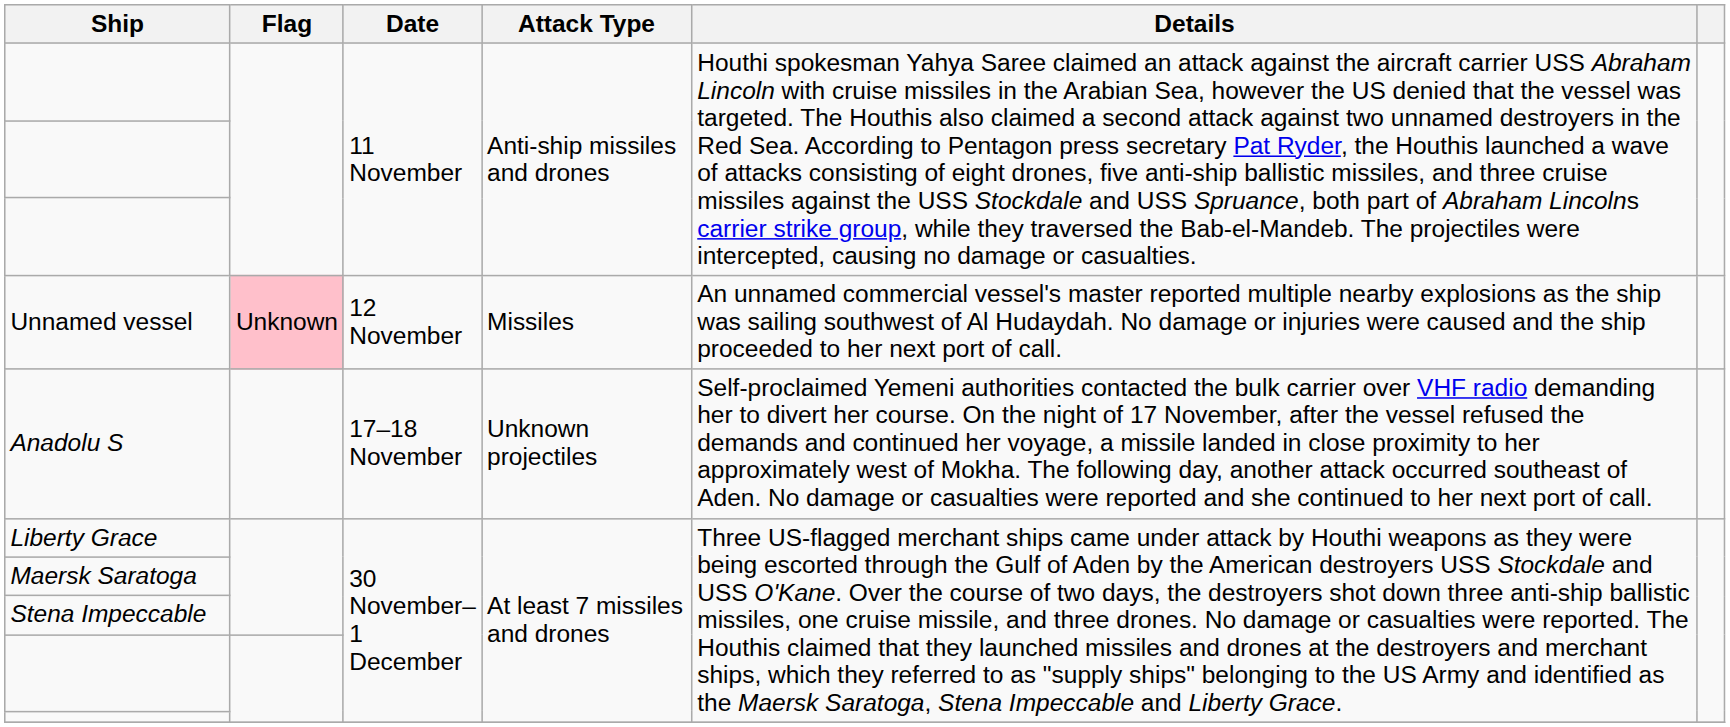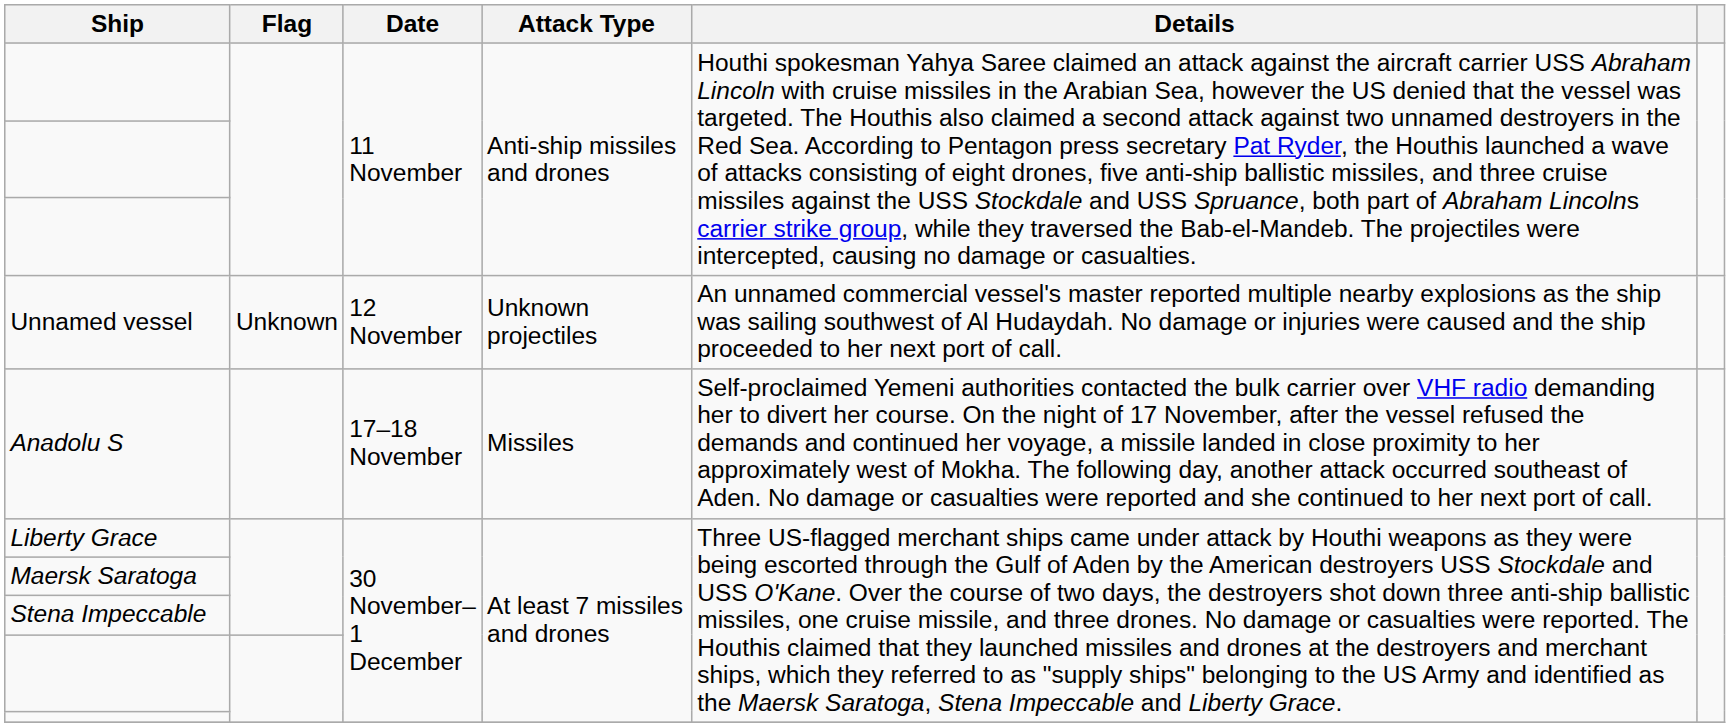(287, 321) pink background -> (287, 321) no background
(531, 321) Missiles -> (542, 321) Unknown projectiles
(542, 443) Unknown projectiles -> (531, 443) Missiles
